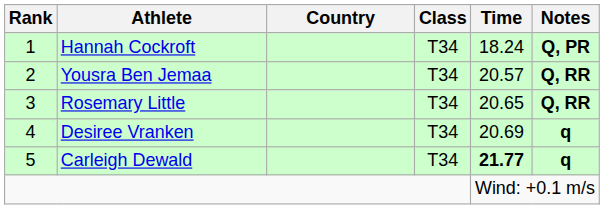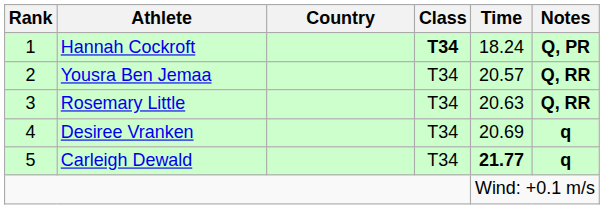(443, 47) normal -> (443, 47) bold
(501, 103) 20.65 -> (501, 103) 20.63
